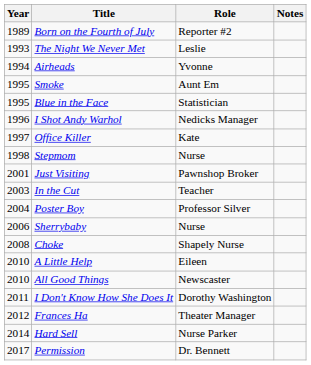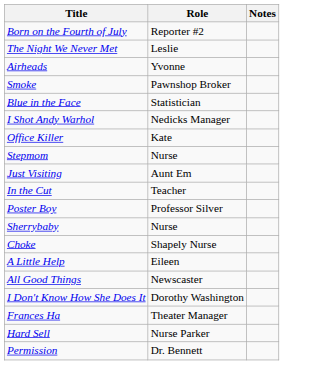- column: (18, 13)
(199, 84) Aunt Em -> (191, 84) Pawnshop Broker
(218, 173) Pawnshop Broker -> (171, 173) Aunt Em
